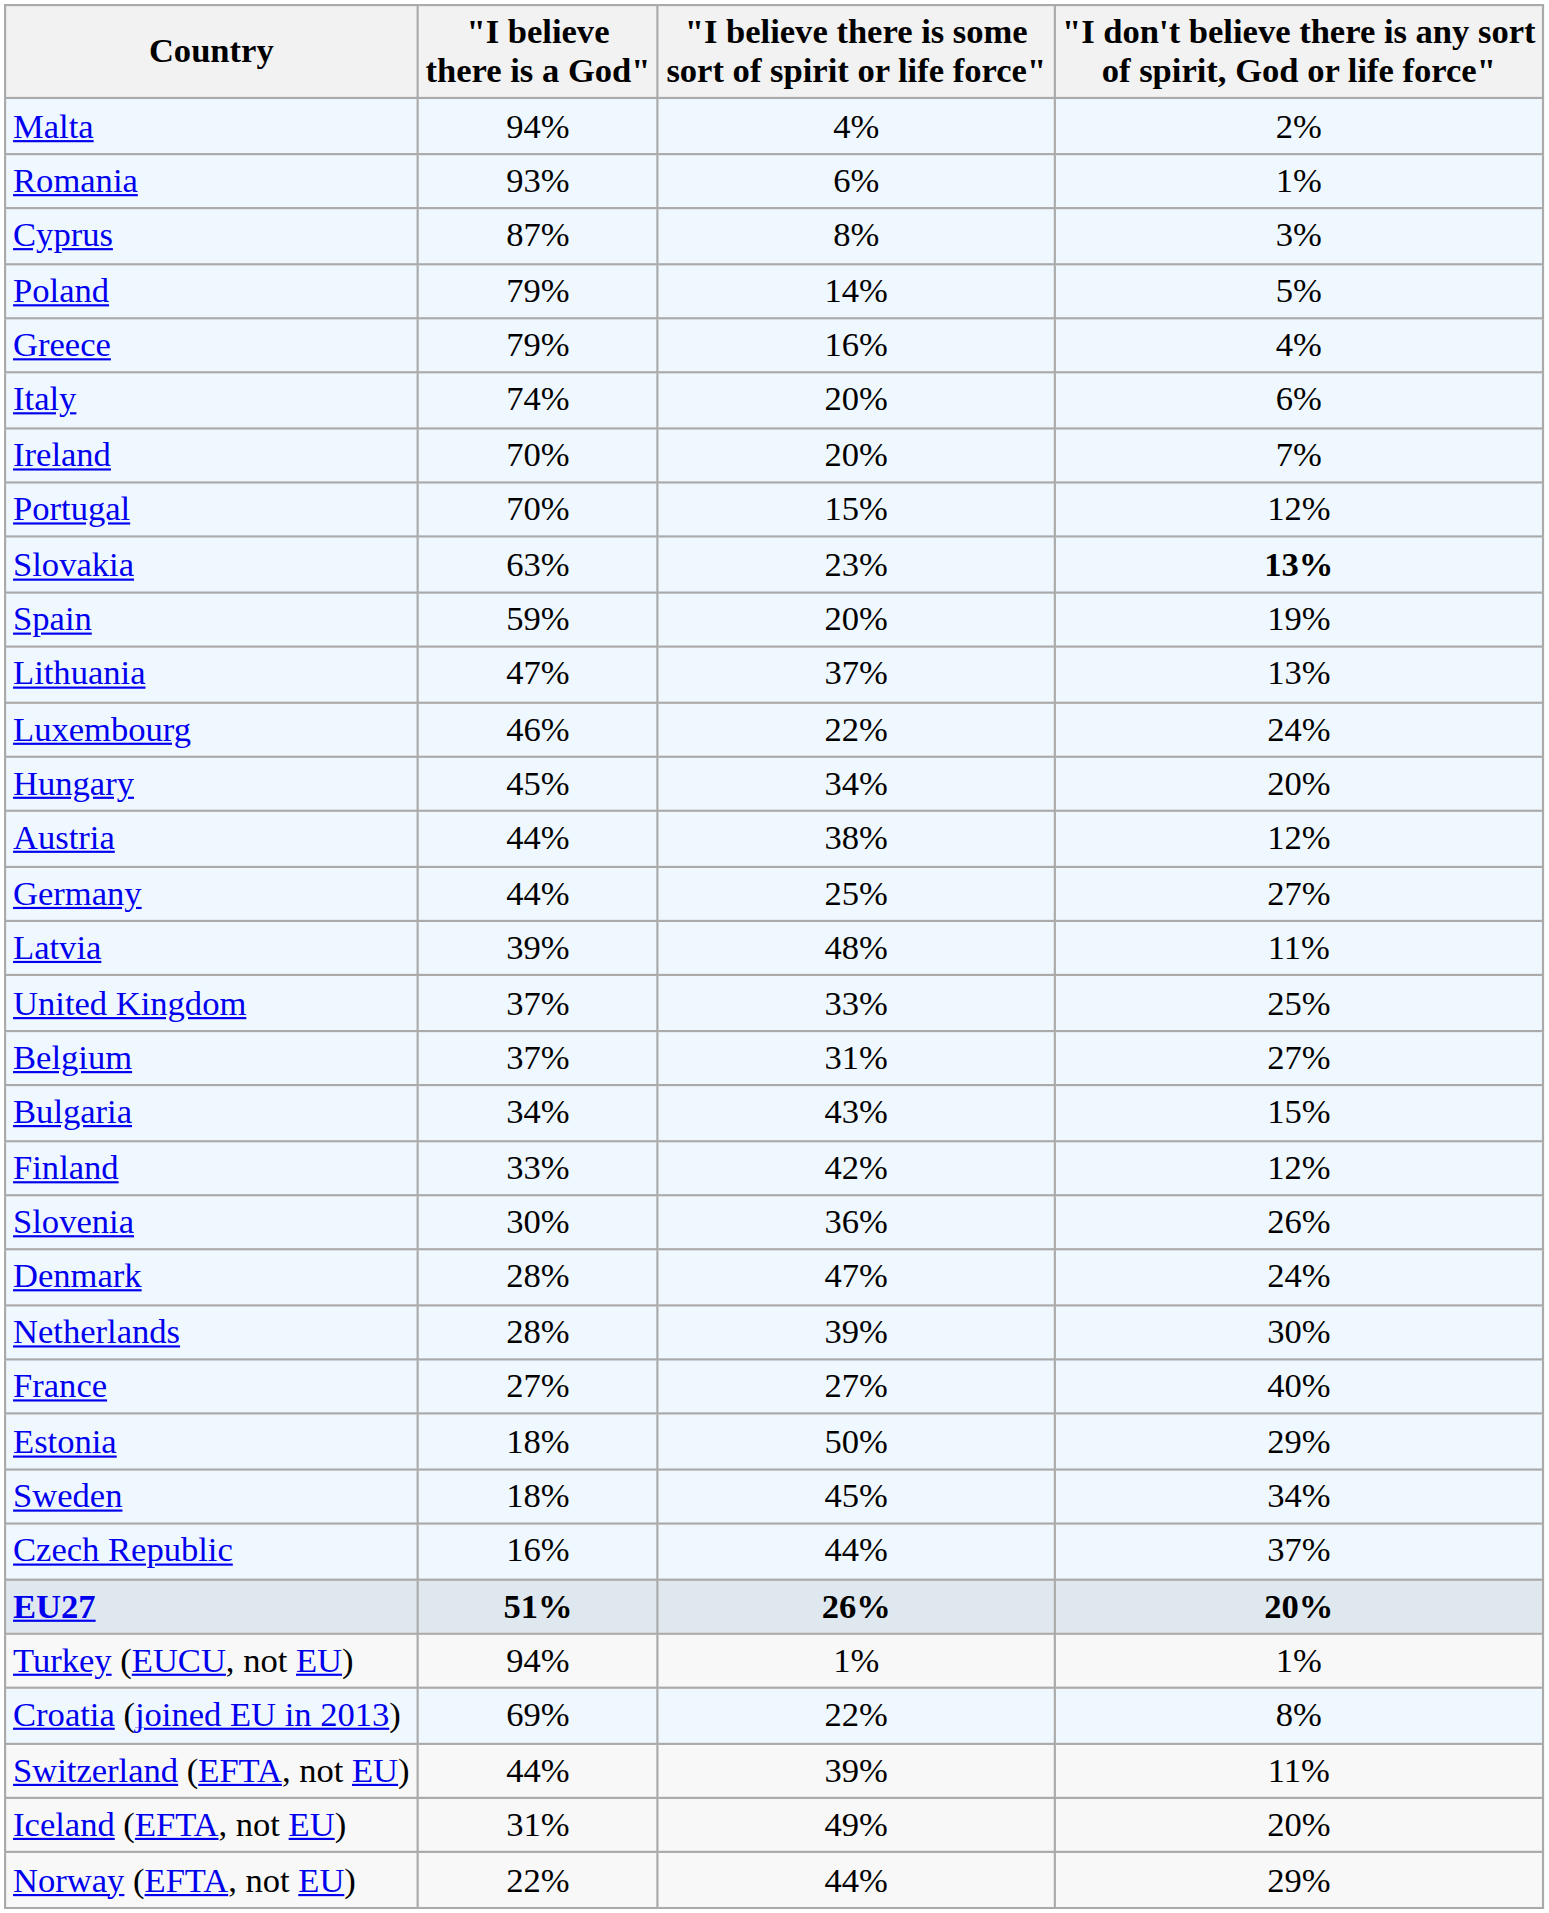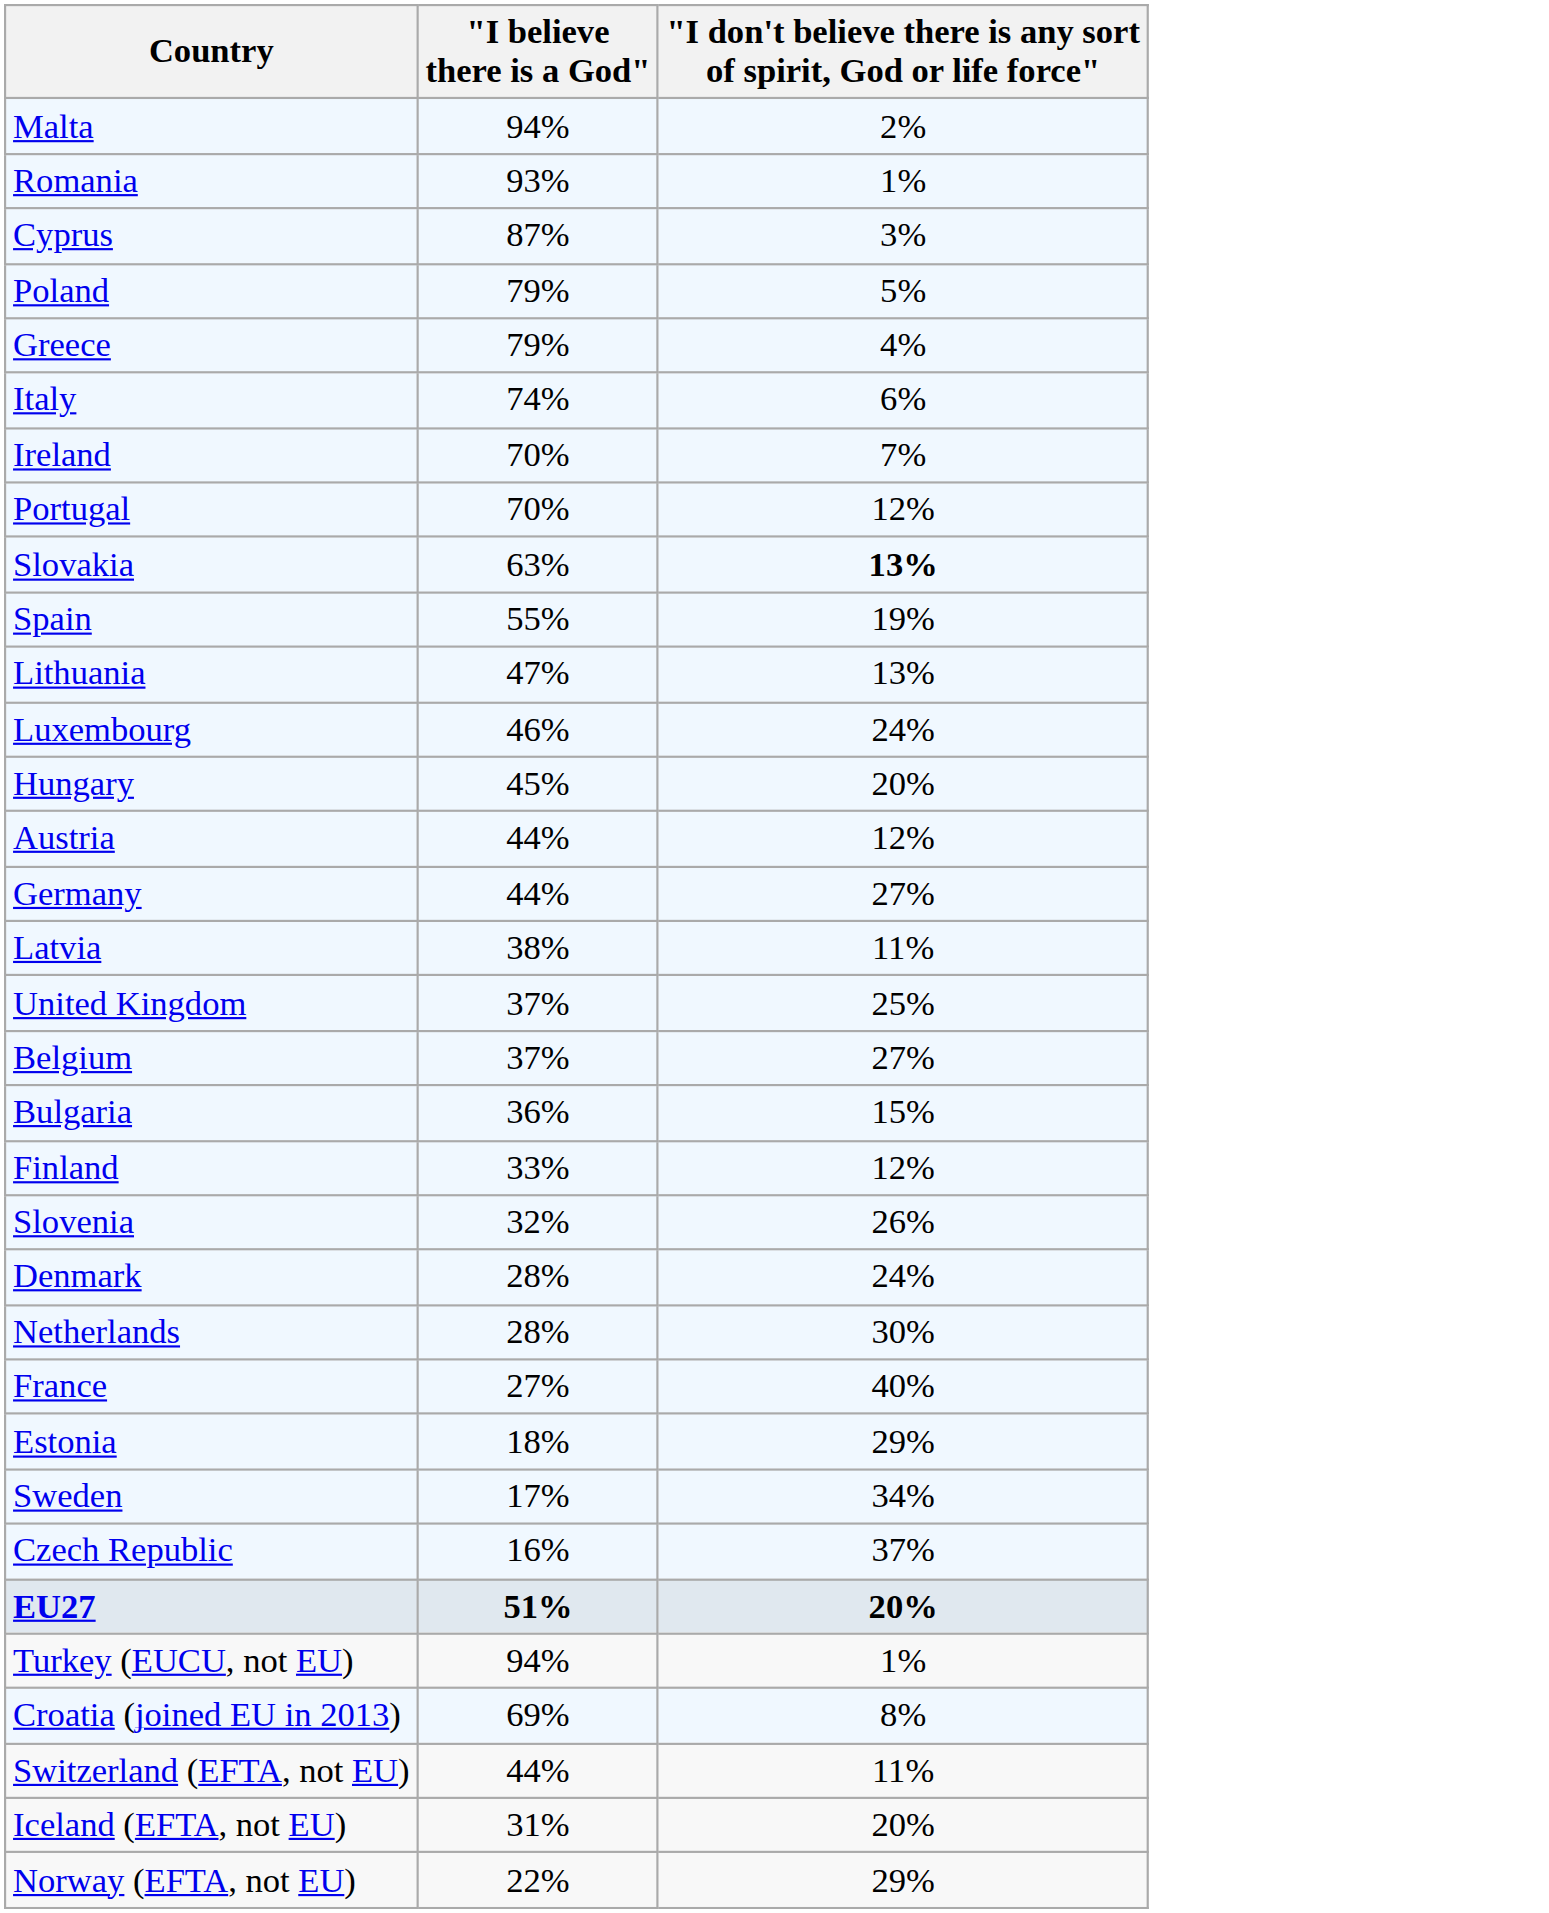- column: (856, 51)
(538, 618) 59% -> (538, 618) 55%
(538, 947) 39% -> (538, 947) 38%
(538, 1112) 34% -> (538, 1112) 36%
(538, 1221) 30% -> (538, 1221) 32%
(538, 1495) 18% -> (538, 1495) 17%
